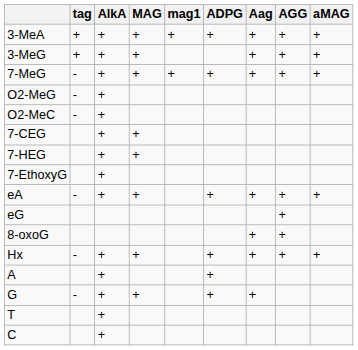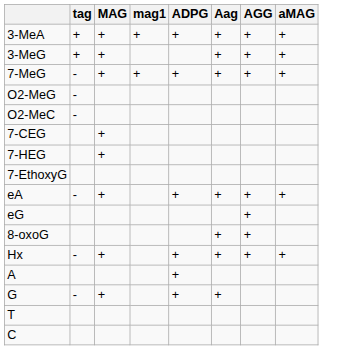- column: (112, 14)
